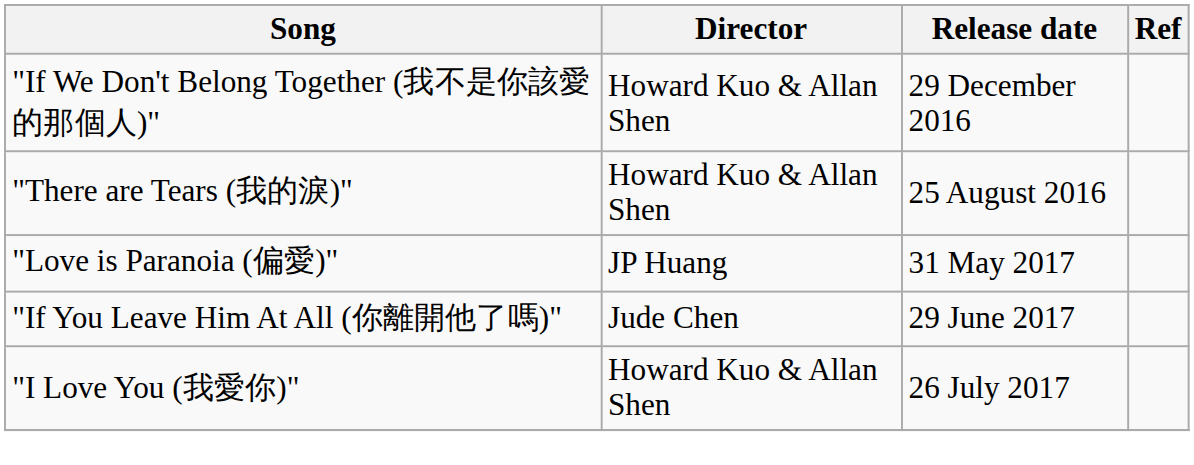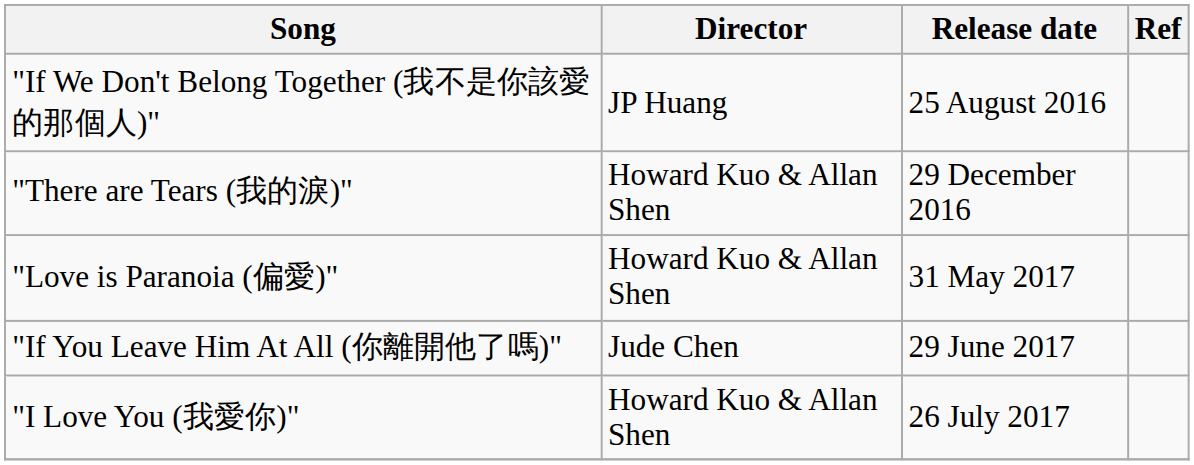(743, 102) Howard Kuo & Allan Shen -> (668, 102) JP Huang
(992, 102) 29 December 2016 -> (1007, 102) 25 August 2016
(1007, 192) 25 August 2016 -> (992, 192) 29 December 2016
(668, 262) JP Huang -> (743, 277) Howard Kuo & Allan Shen
